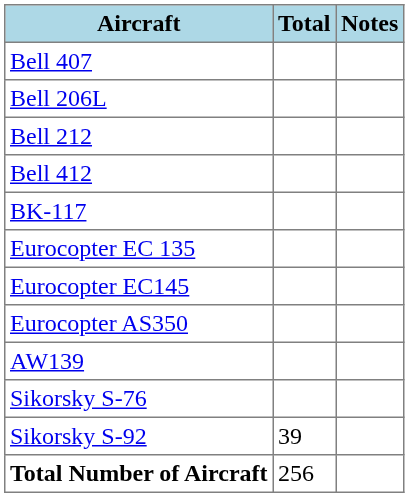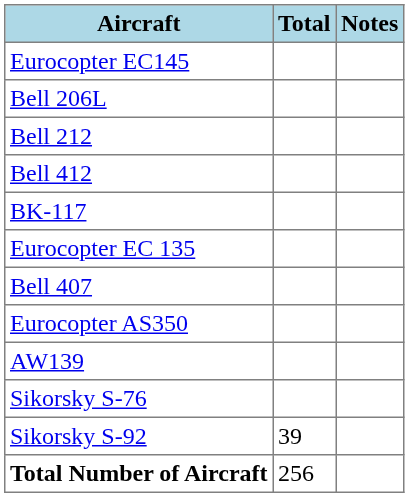rows swapped: (51, 60) <-> (100, 285)
